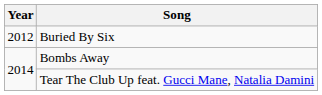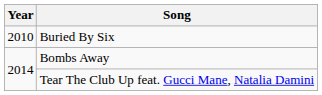(21, 37) 2012 -> (21, 37) 2010
